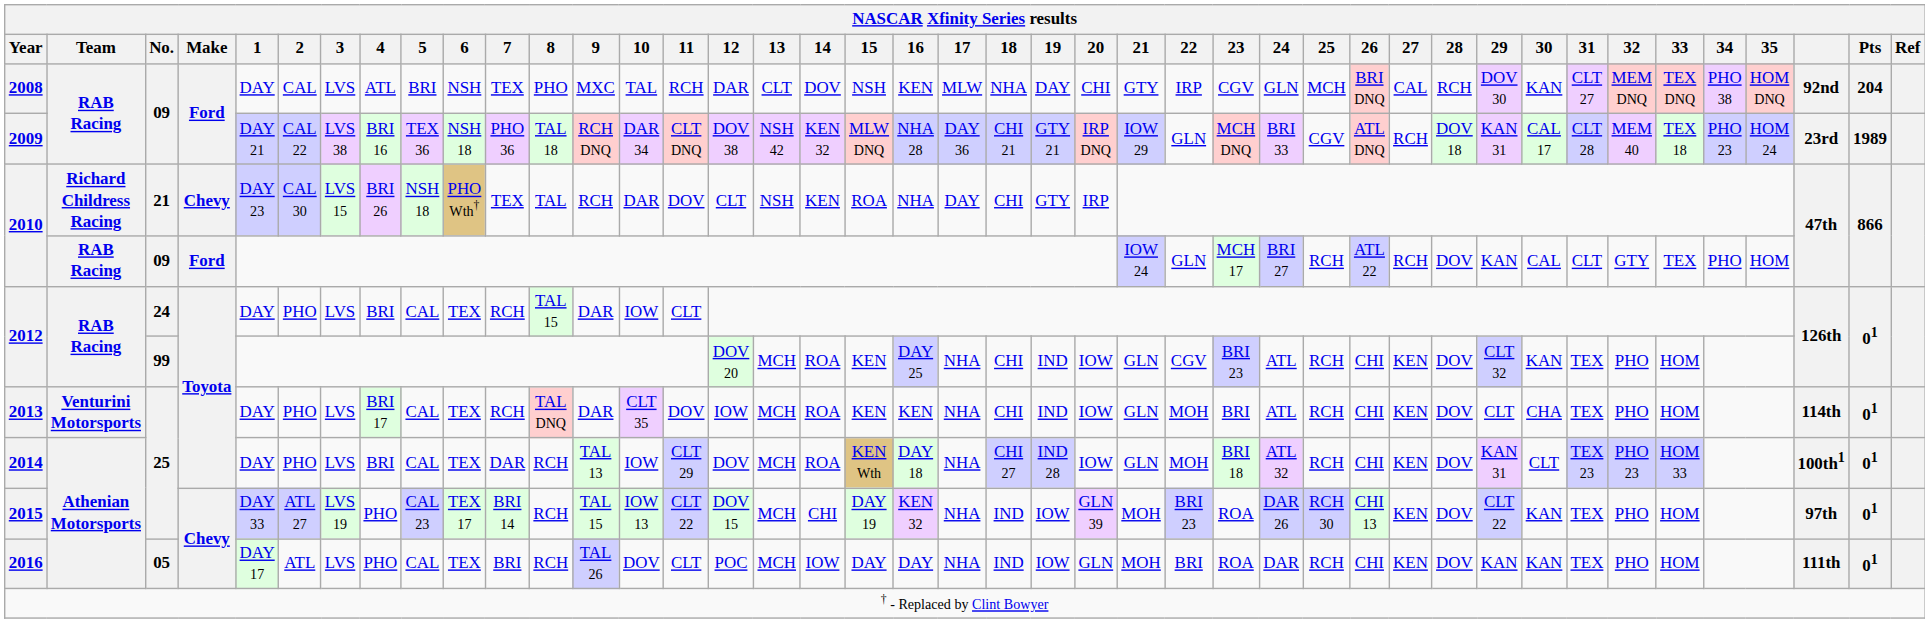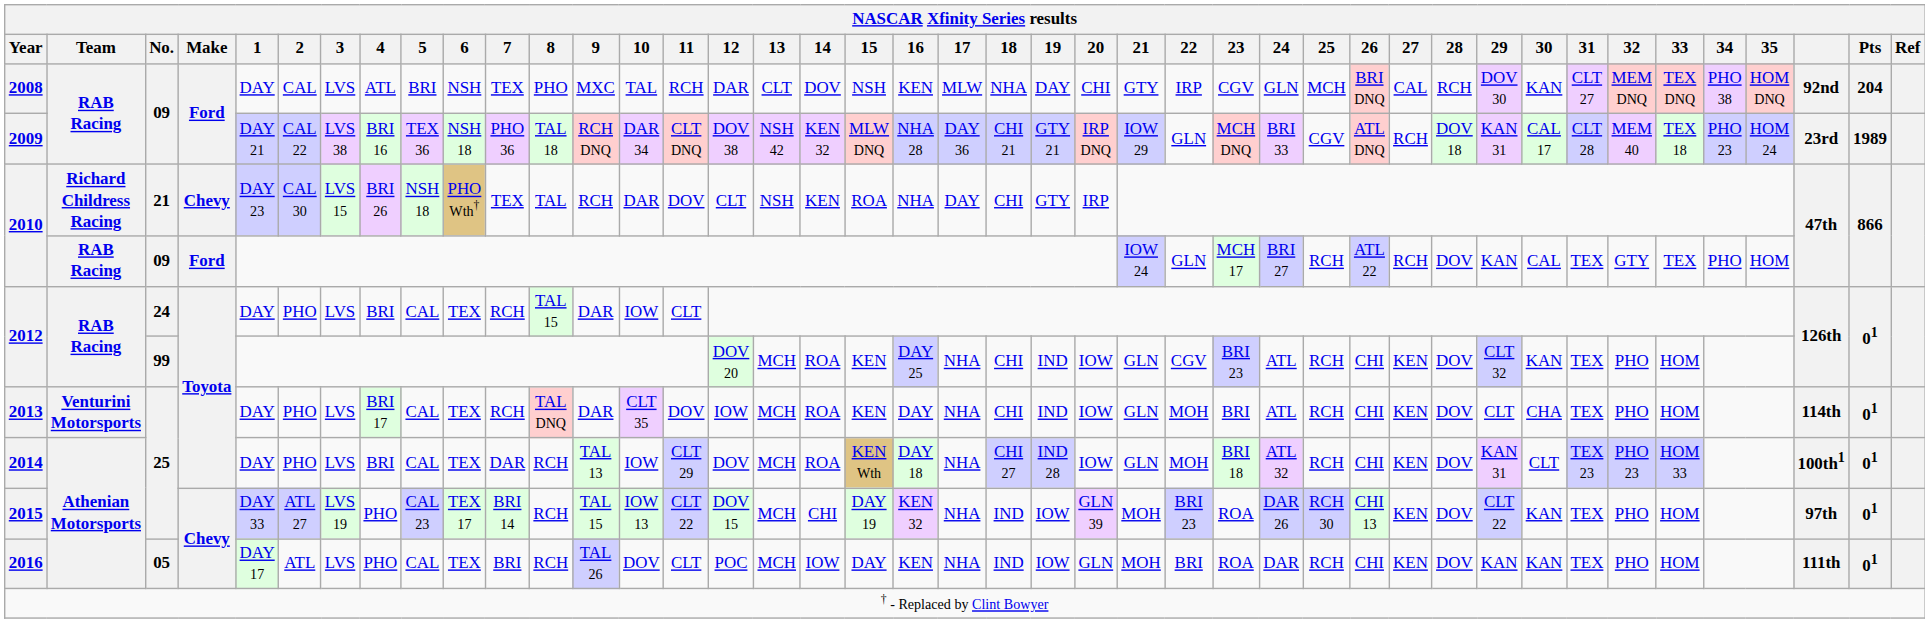(1587, 260) CLT -> (1587, 260) TEX
(916, 412) KEN -> (916, 412) DAY
(916, 563) DAY -> (916, 563) KEN
